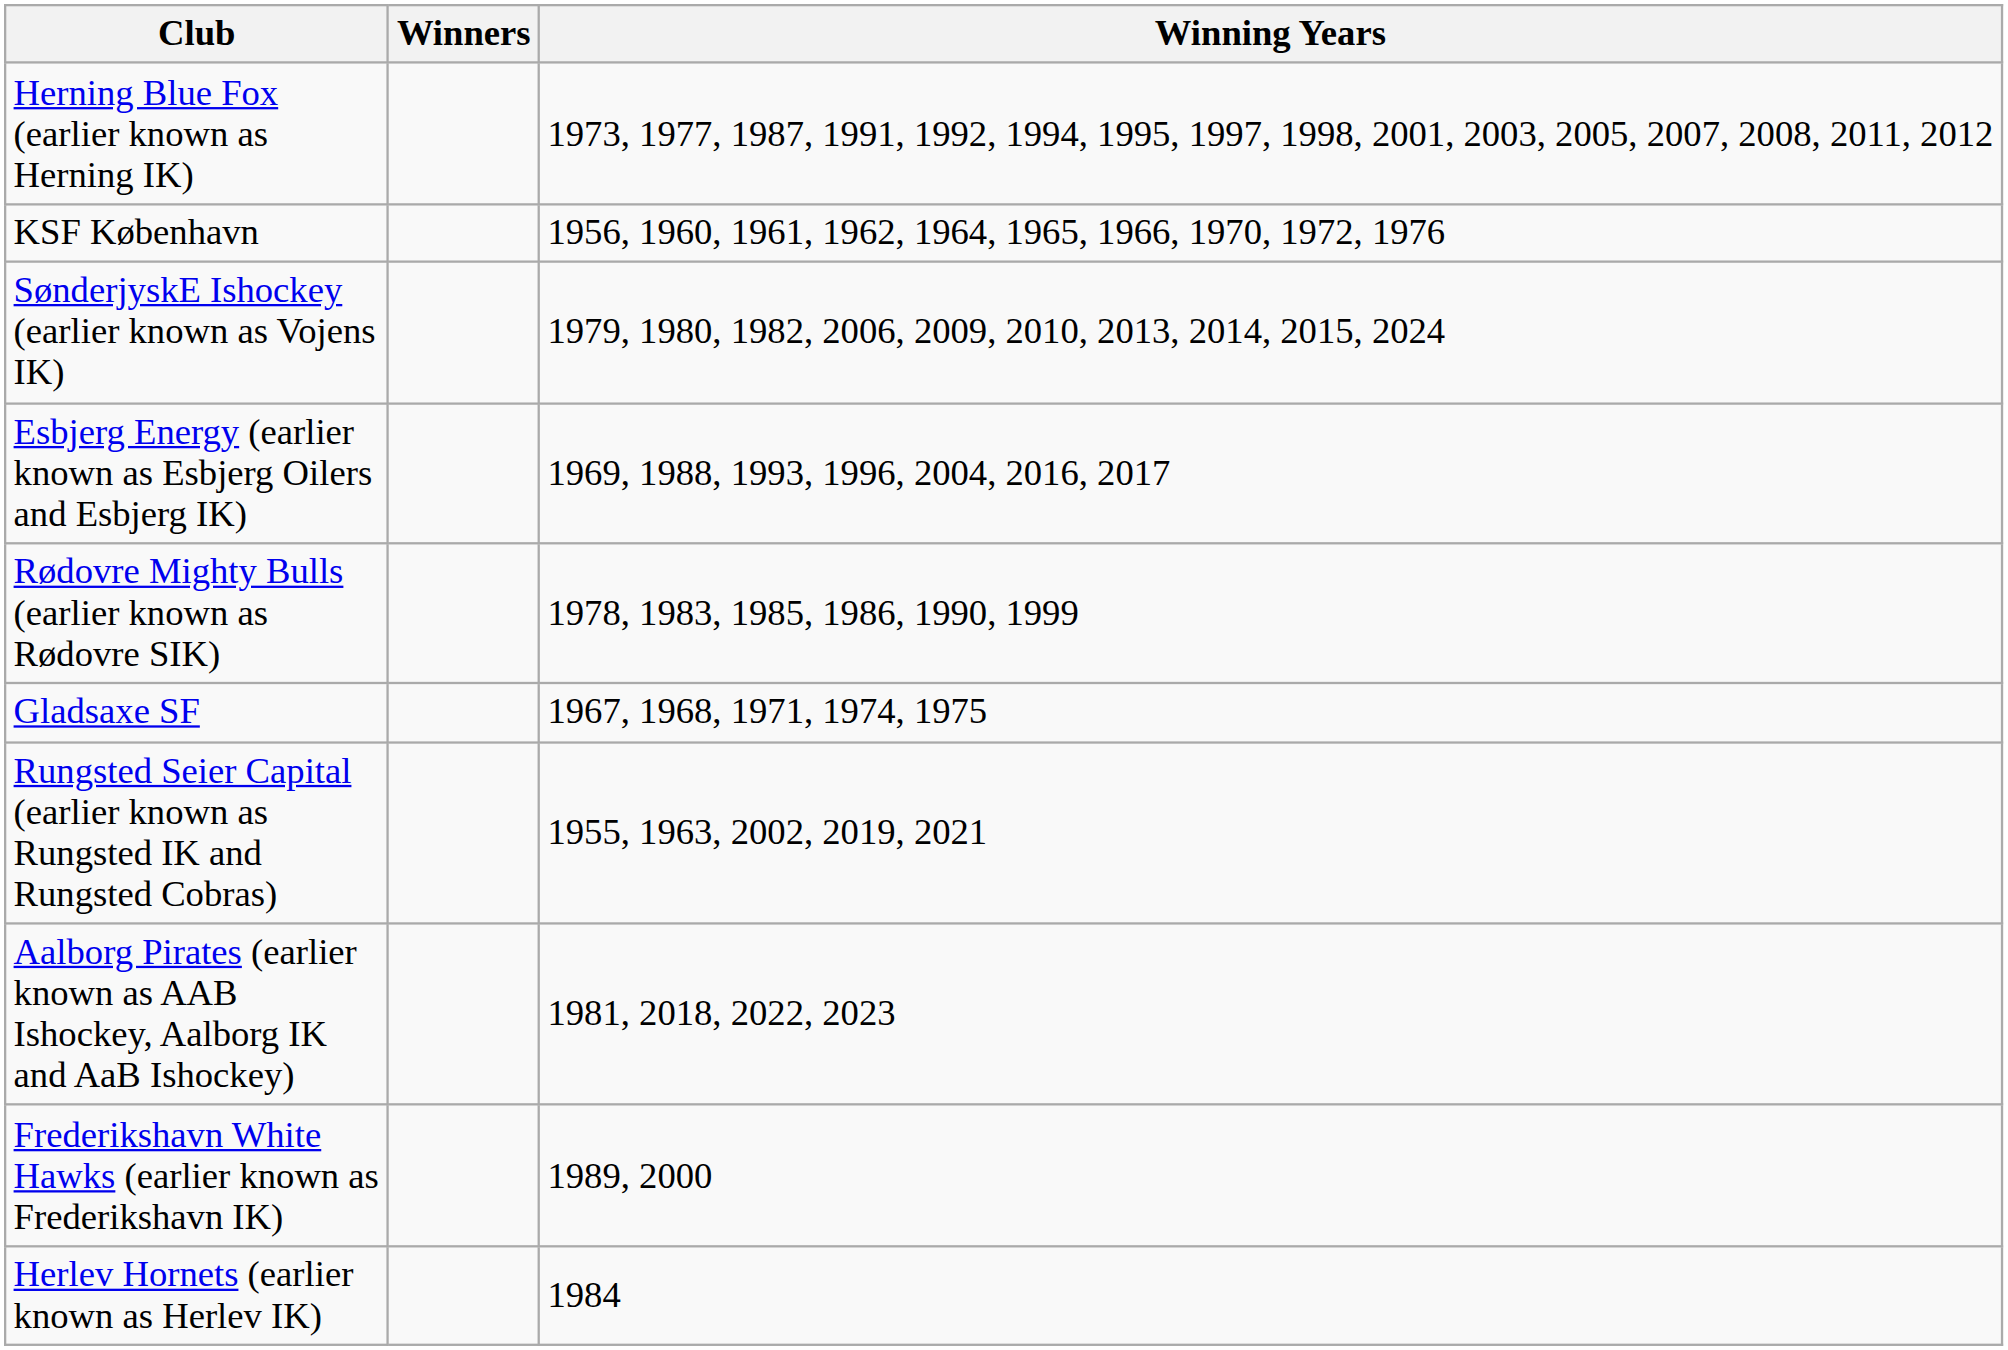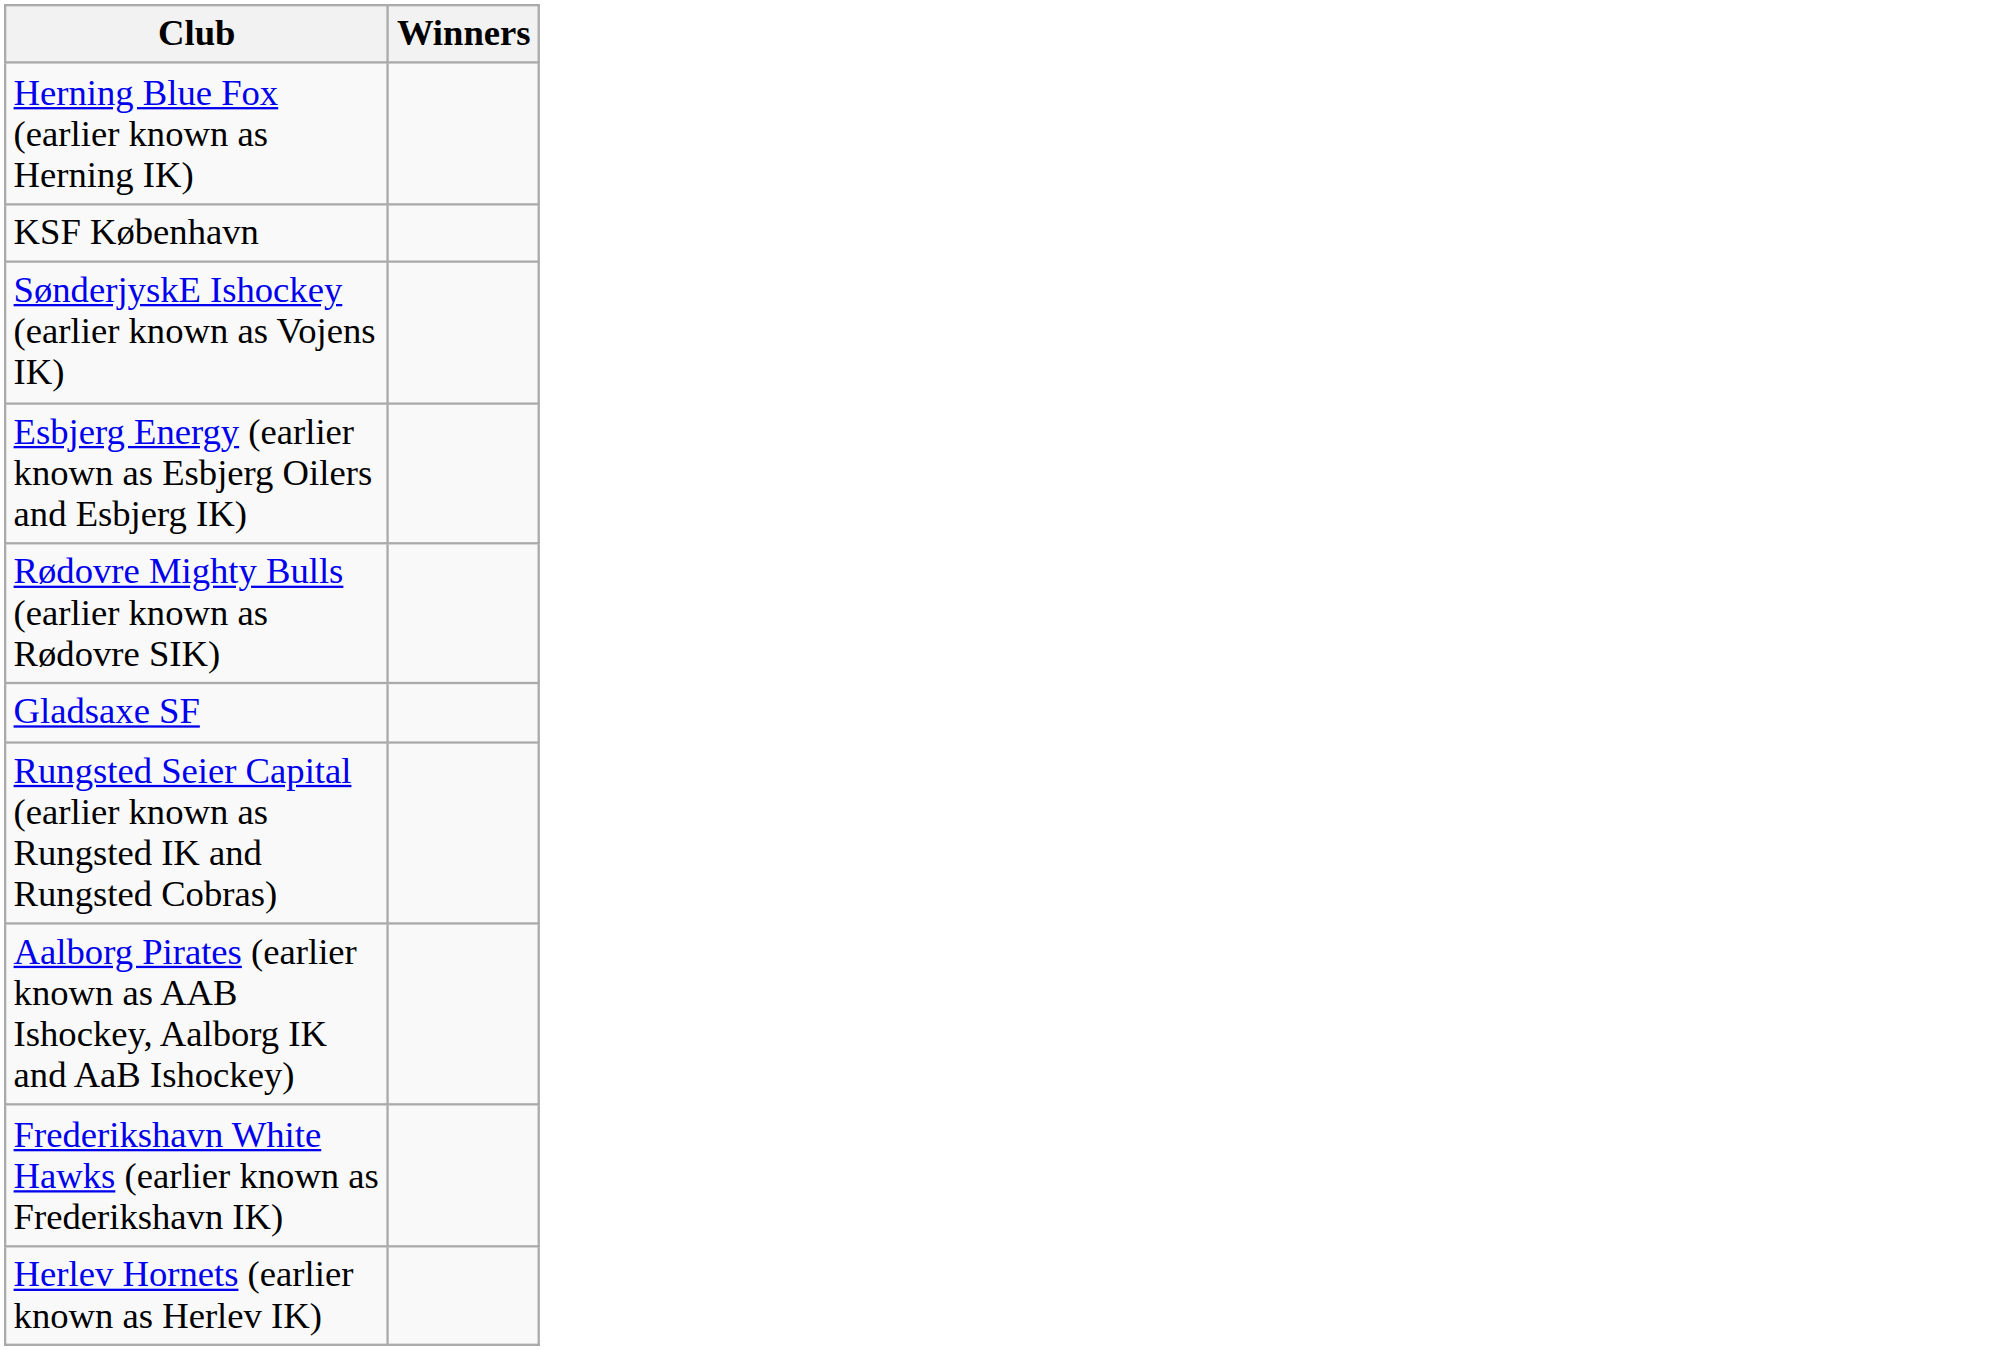- column: (1270, 33)
